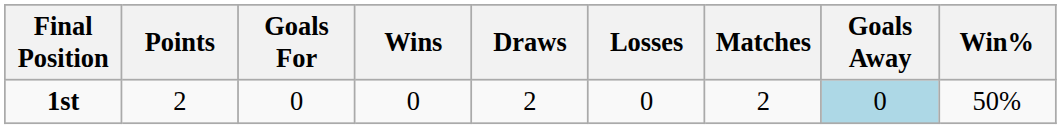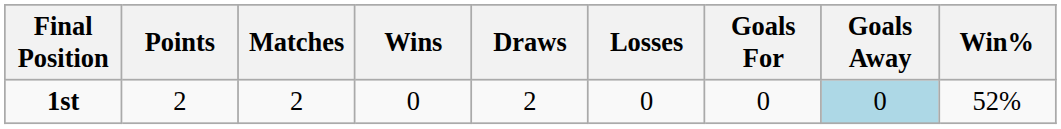columns swapped: (763, 42) <-> (297, 42)
(997, 101) 50% -> (997, 101) 52%
